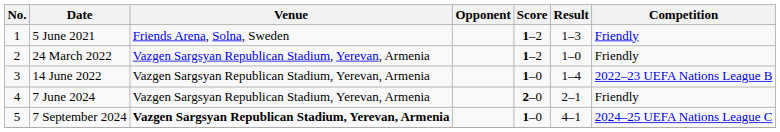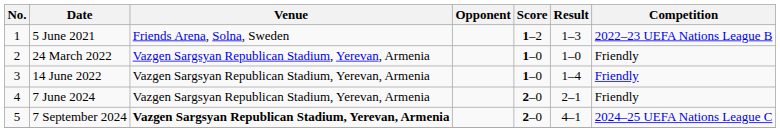(617, 35) Friendly -> (684, 35) 2022–23 UEFA Nations League B
(532, 55) 1–2 -> (532, 55) 1–0
(684, 76) 2022–23 UEFA Nations League B -> (617, 76) Friendly
(532, 117) 1–0 -> (532, 117) 2–0
